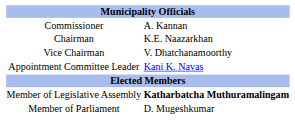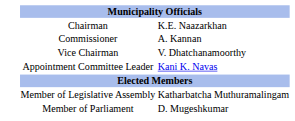rows swapped: (74, 25) <-> (74, 39)
(216, 94) bold -> (223, 94) normal
